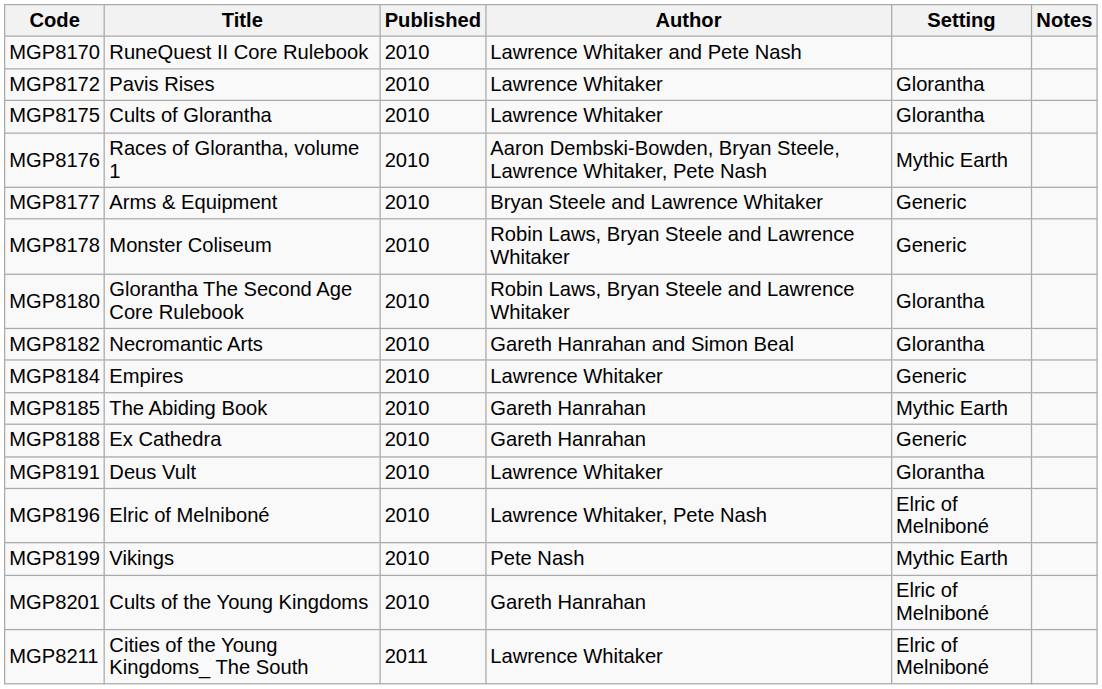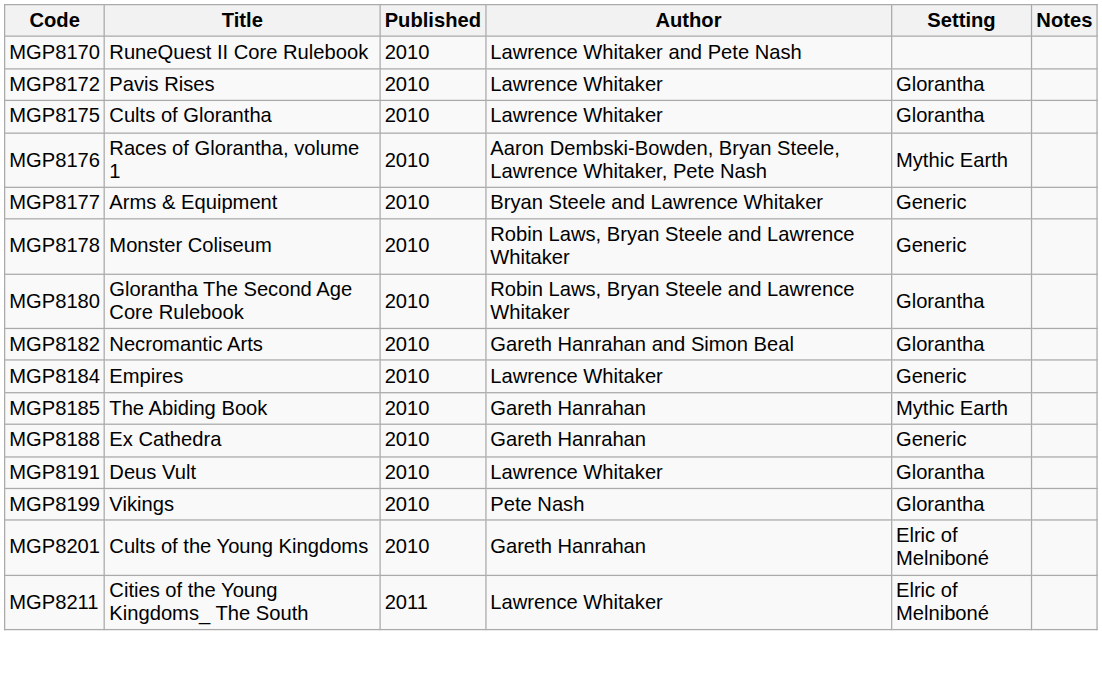- row: (55, 515)
(952, 558) Mythic Earth -> (940, 504) Glorantha
